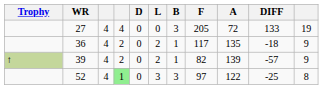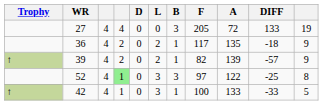+ row: (80, 92)
